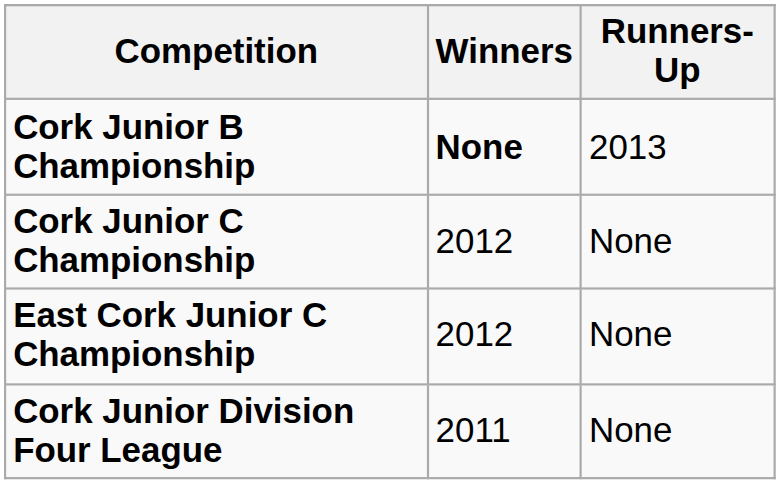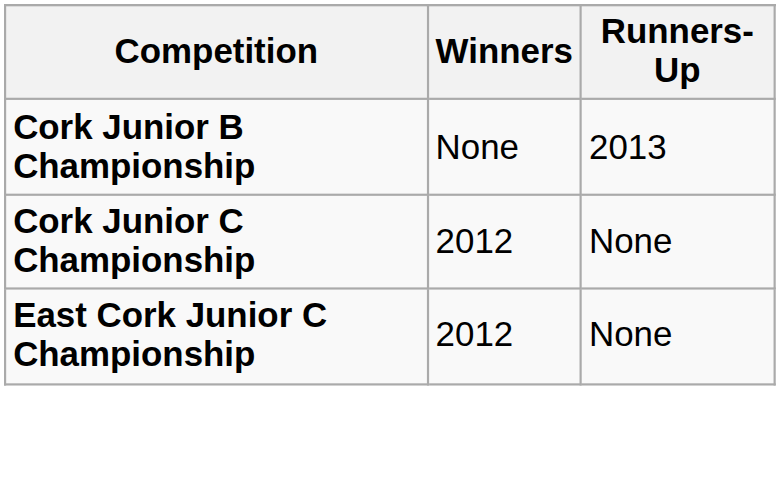(479, 146) bold -> (477, 146) normal
- row: (184, 430)
